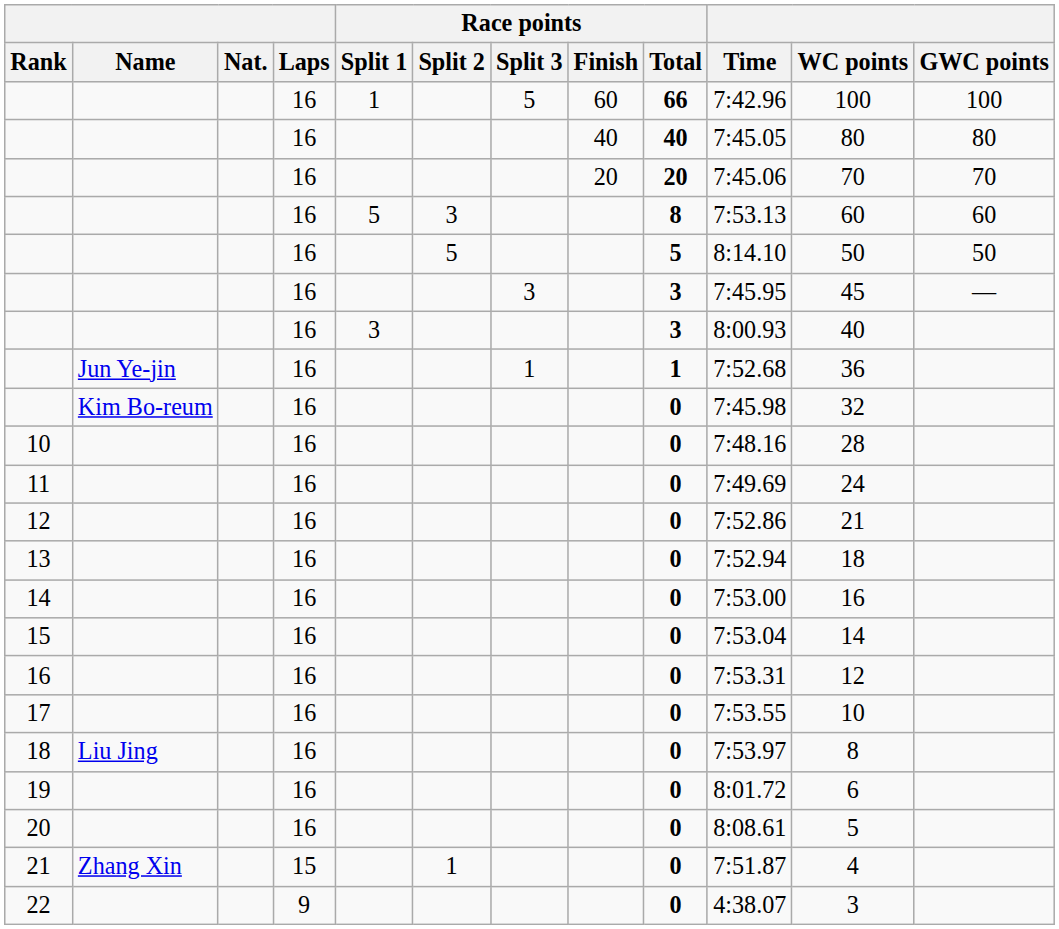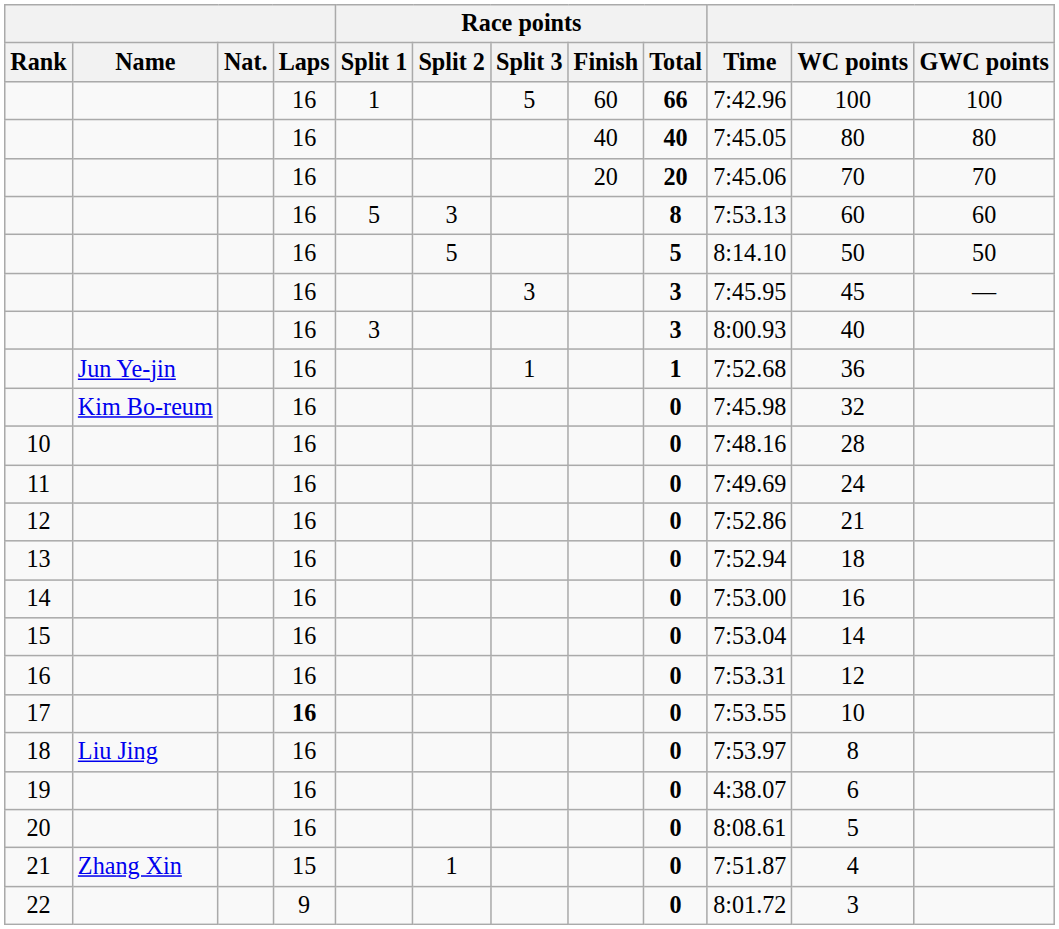(304, 713) normal -> (304, 713) bold
(750, 789) 8:01.72 -> (750, 789) 4:38.07
(750, 904) 4:38.07 -> (750, 904) 8:01.72
